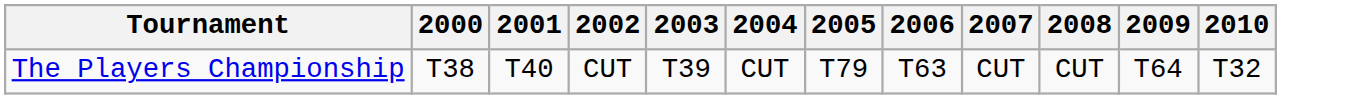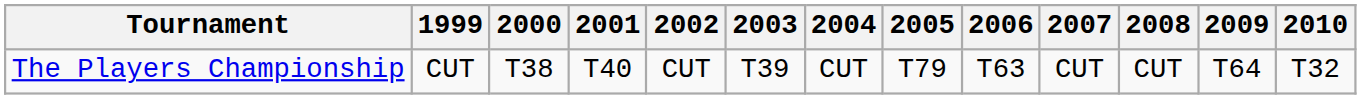+ column: (450, 27)
